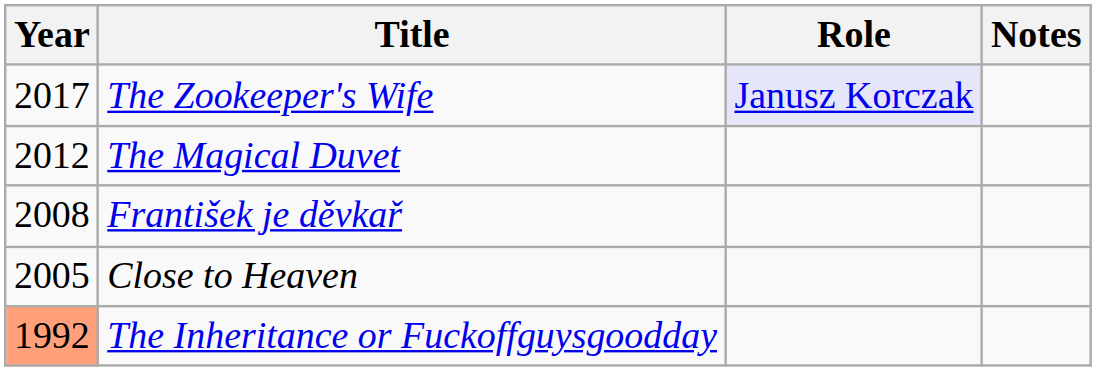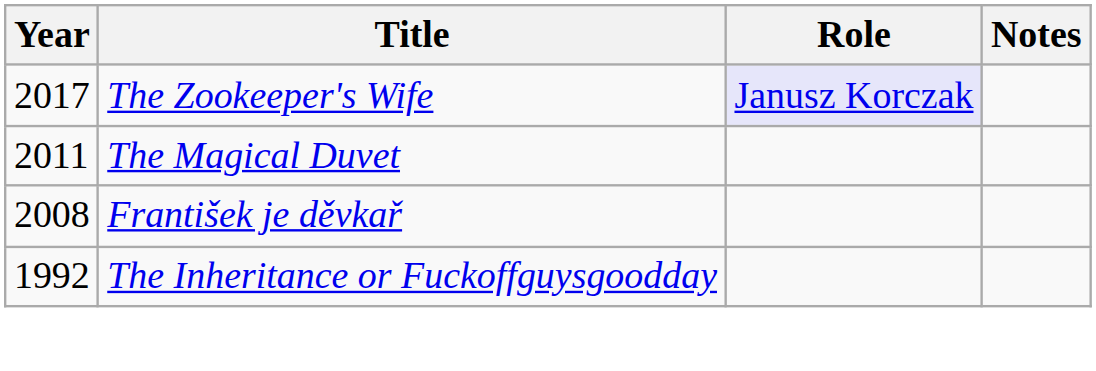(52, 154) 2012 -> (51, 154) 2011
- row: (233, 275)
(52, 335) lightsalmon background -> (52, 275) no background
